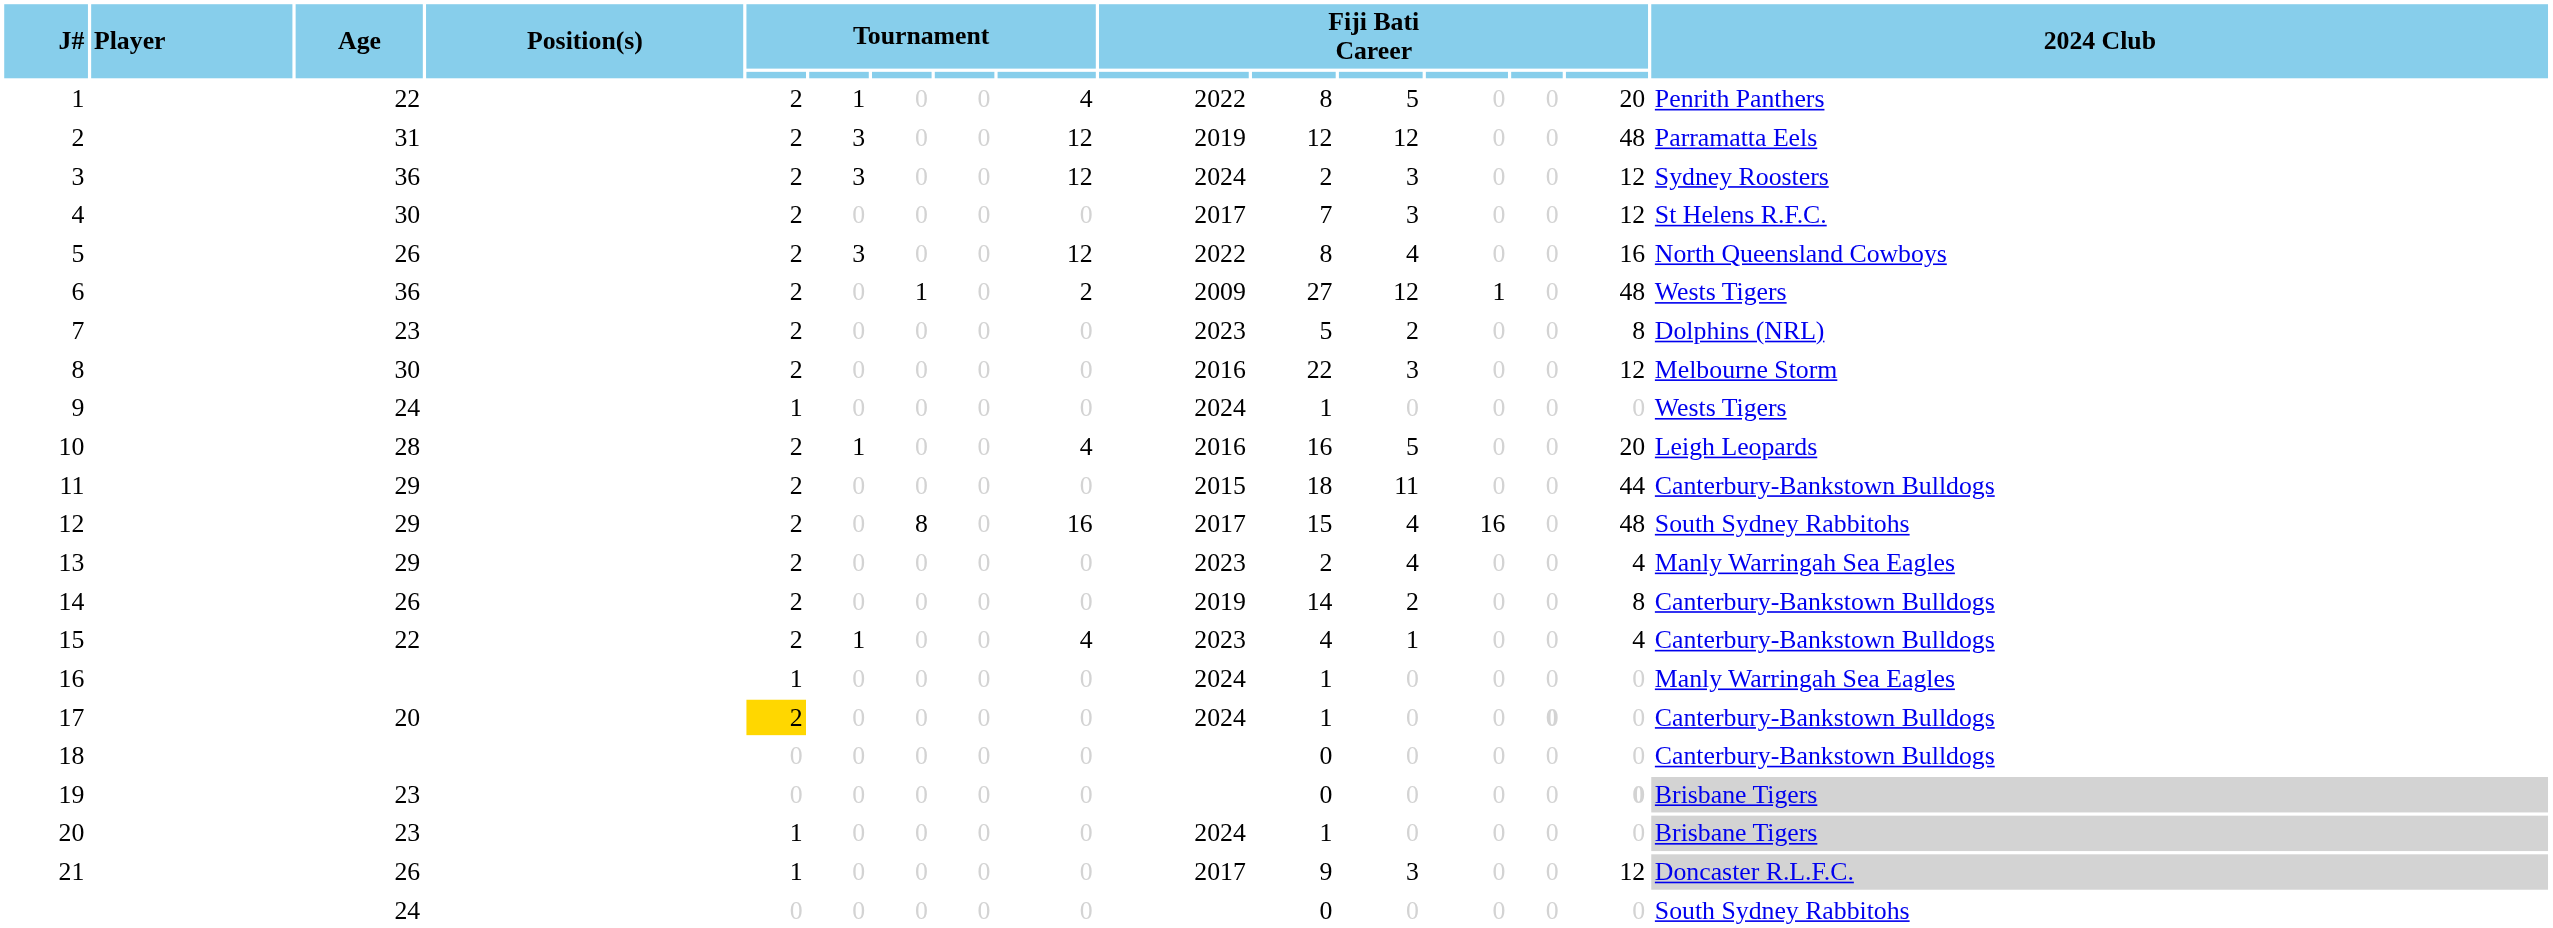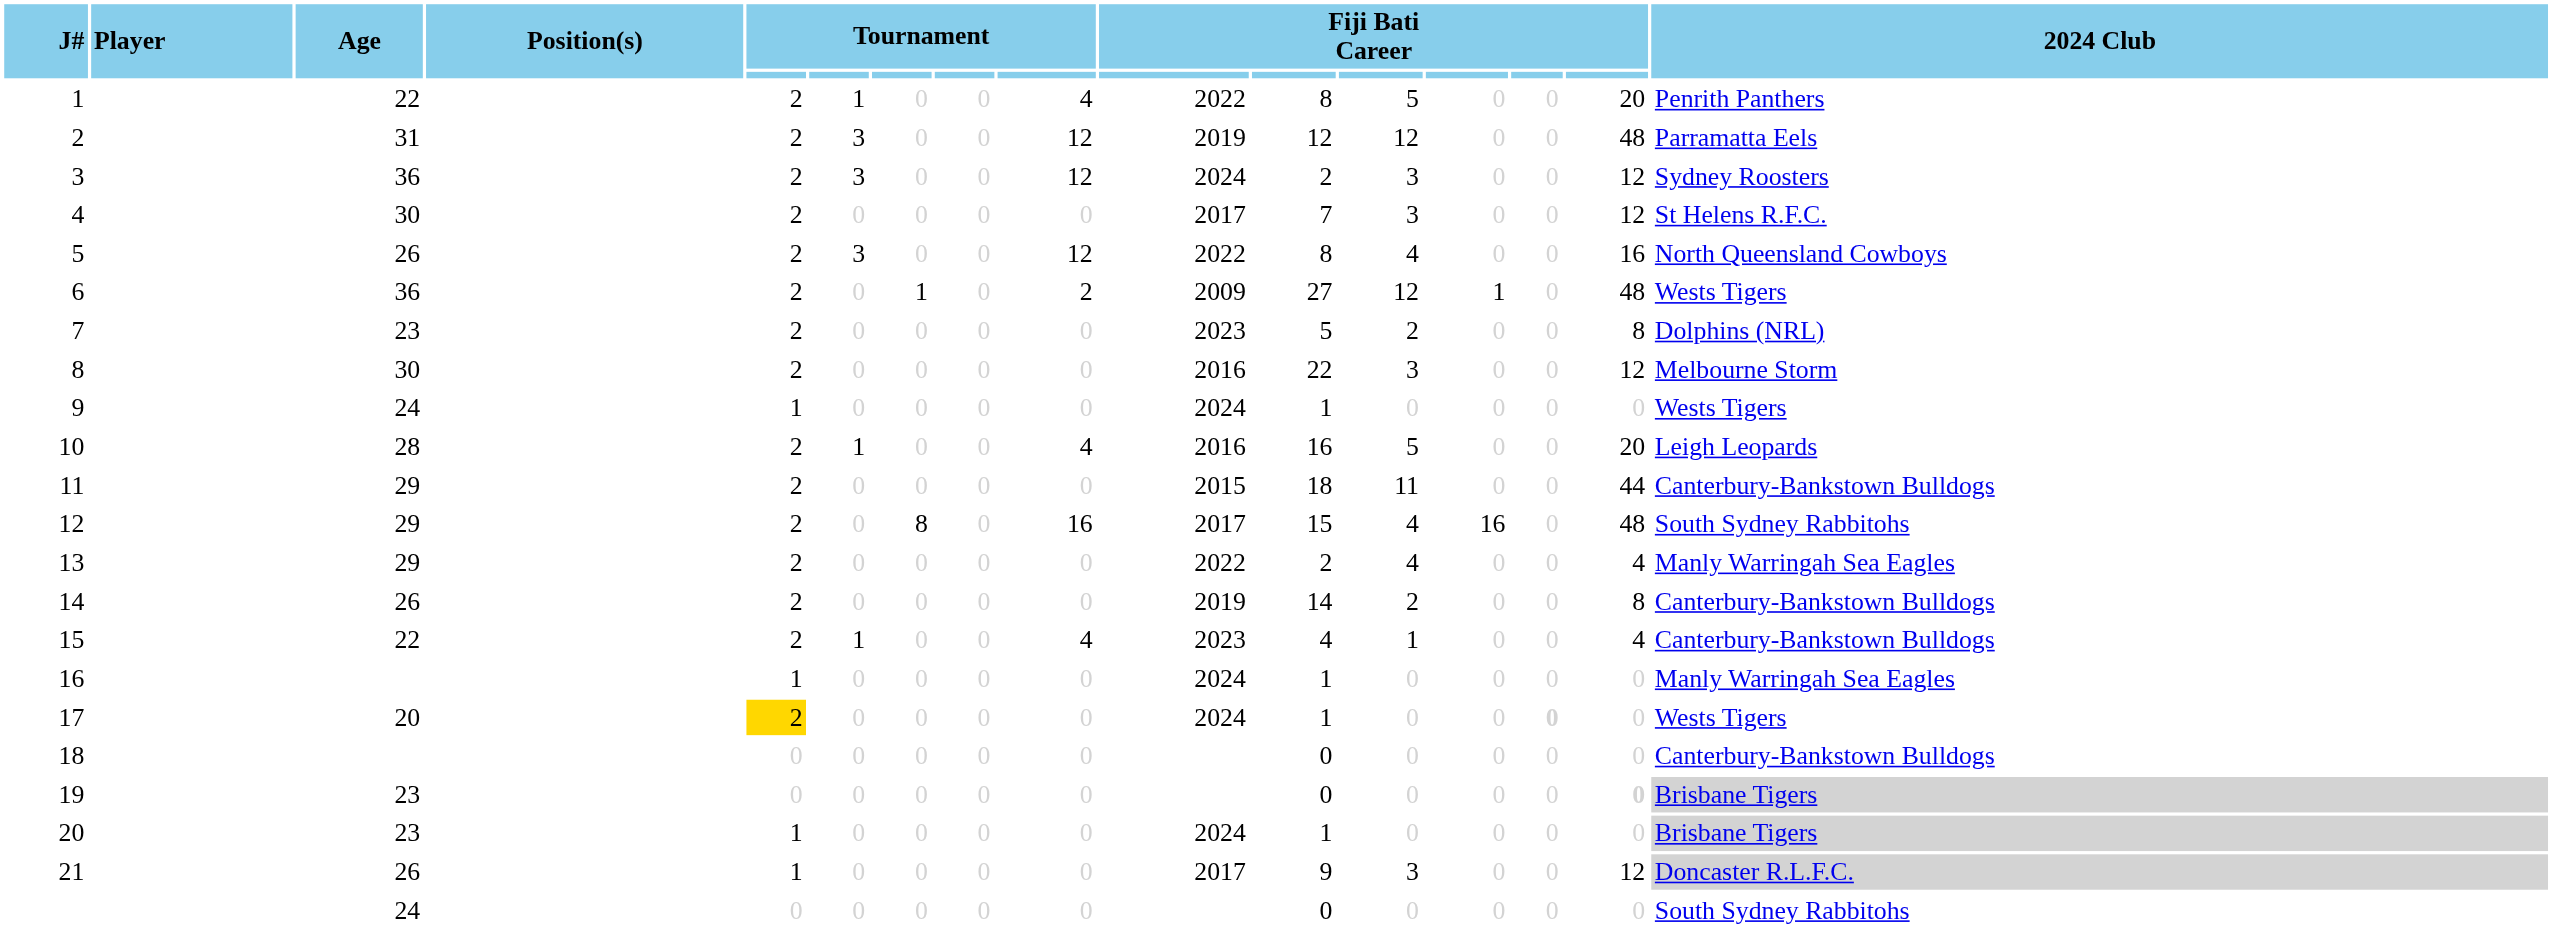(1220, 562) 2023 -> (1220, 562) 2022
(1825, 717) Canterbury-Bankstown Bulldogs -> (1721, 717) Wests Tigers
